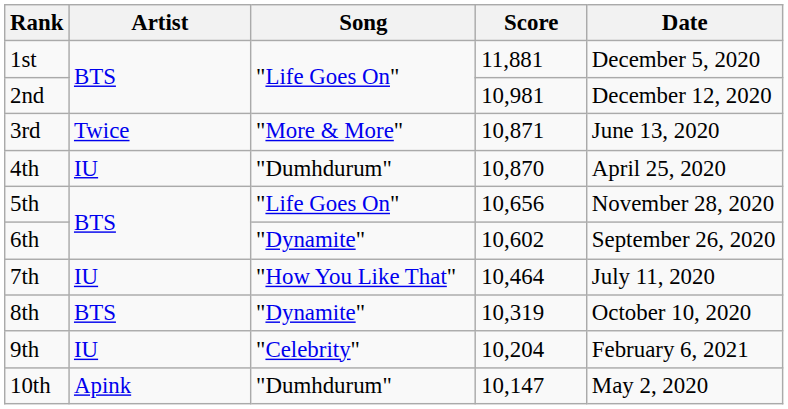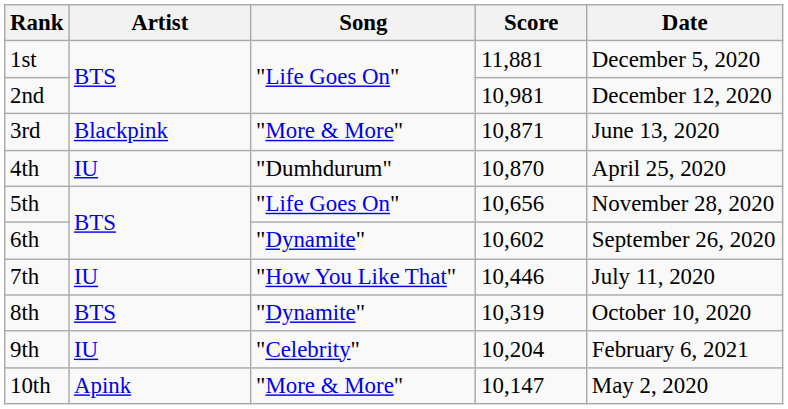(102, 131) Twice -> (121, 131) Blackpink
(513, 276) 10,464 -> (513, 276) 10,446
(324, 385) "Dumhdurum" -> (330, 385) "More & More"
